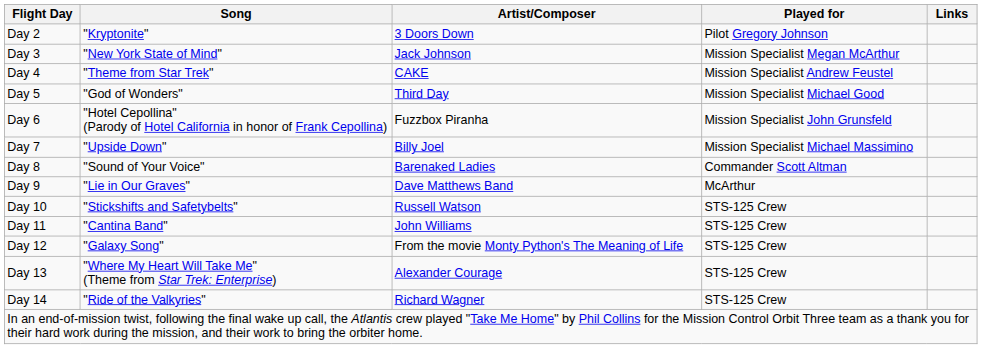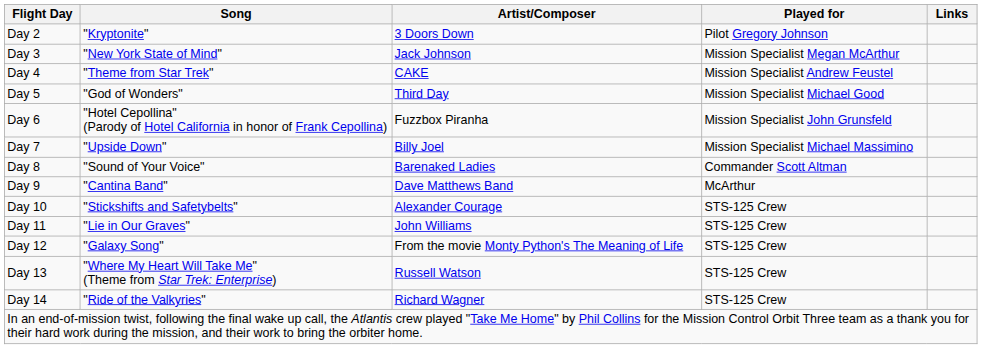(137, 186) "Lie in Our Graves" -> (125, 186) "Cantina Band"
(438, 206) Russell Watson -> (448, 206) Alexander Courage
(125, 226) "Cantina Band" -> (137, 226) "Lie in Our Graves"
(448, 272) Alexander Courage -> (438, 272) Russell Watson
